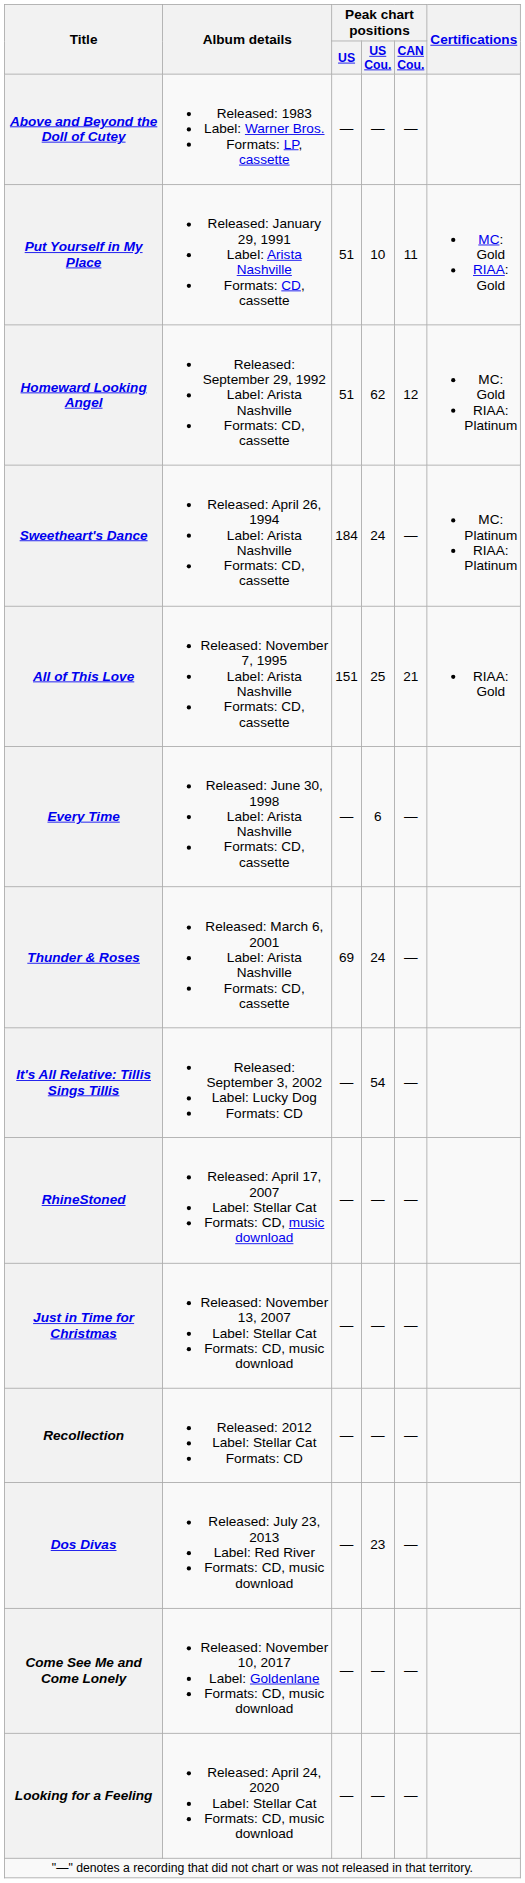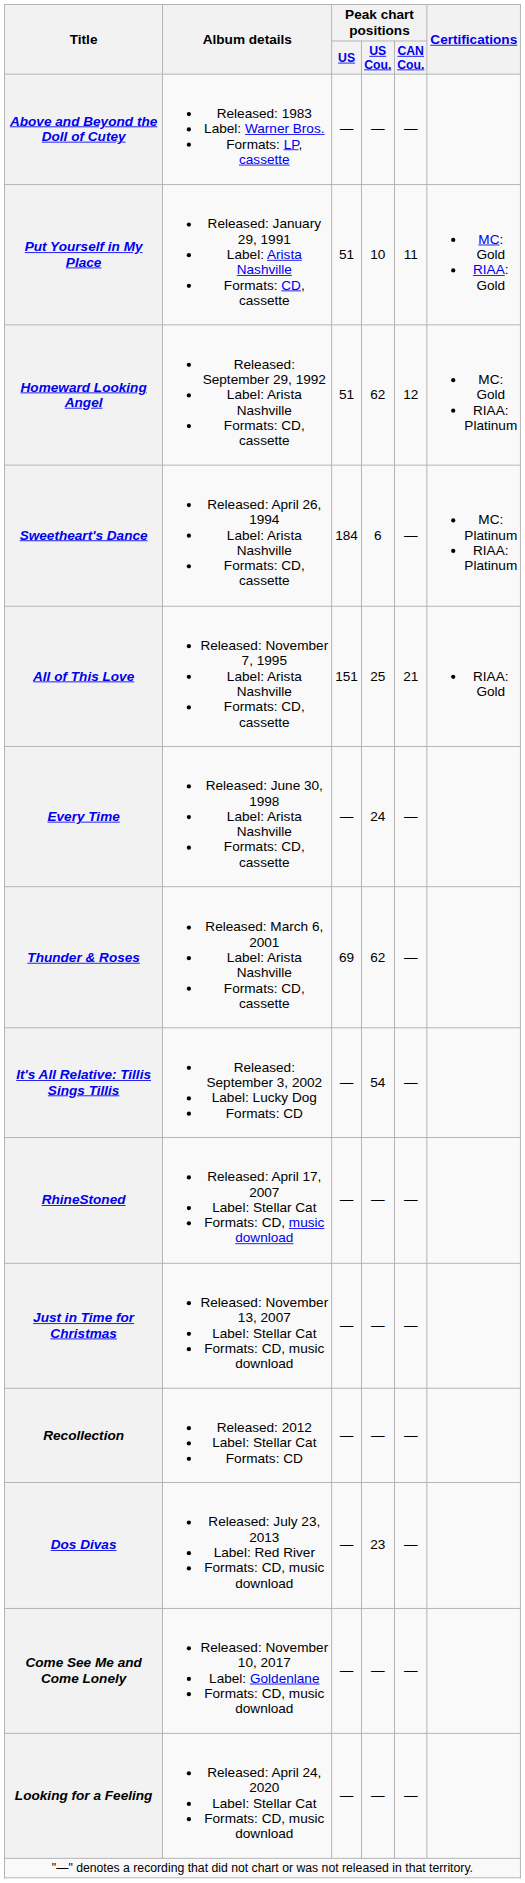(378, 535) 24 -> (378, 535) 6
(378, 816) 6 -> (378, 816) 24
(378, 957) 24 -> (378, 957) 62
